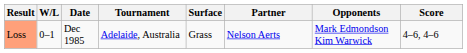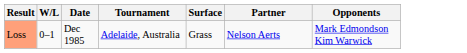- column: (431, 12)
